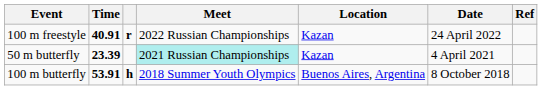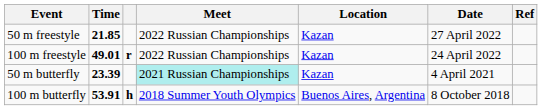+ row: (43, 34)
(106, 34) 40.91 -> (106, 54) 49.01
